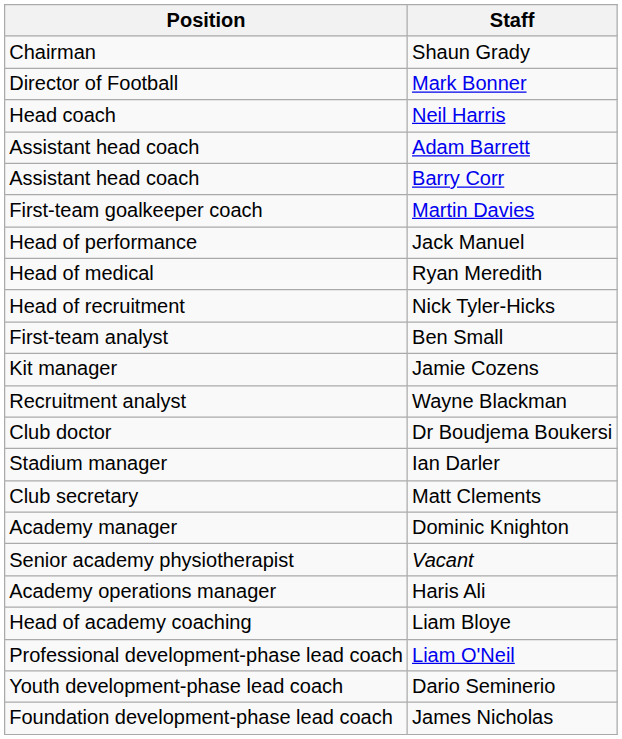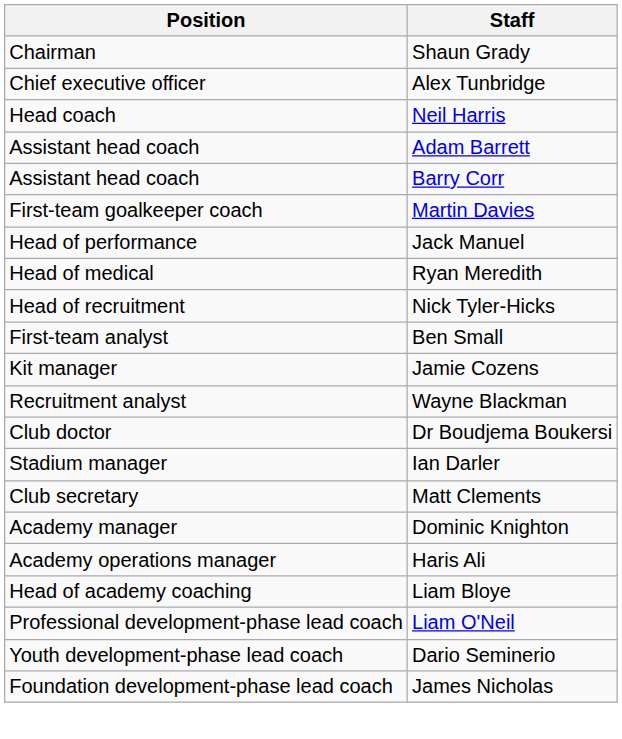+ row: (479, 83)
- row: (469, 83)
- row: (443, 559)
